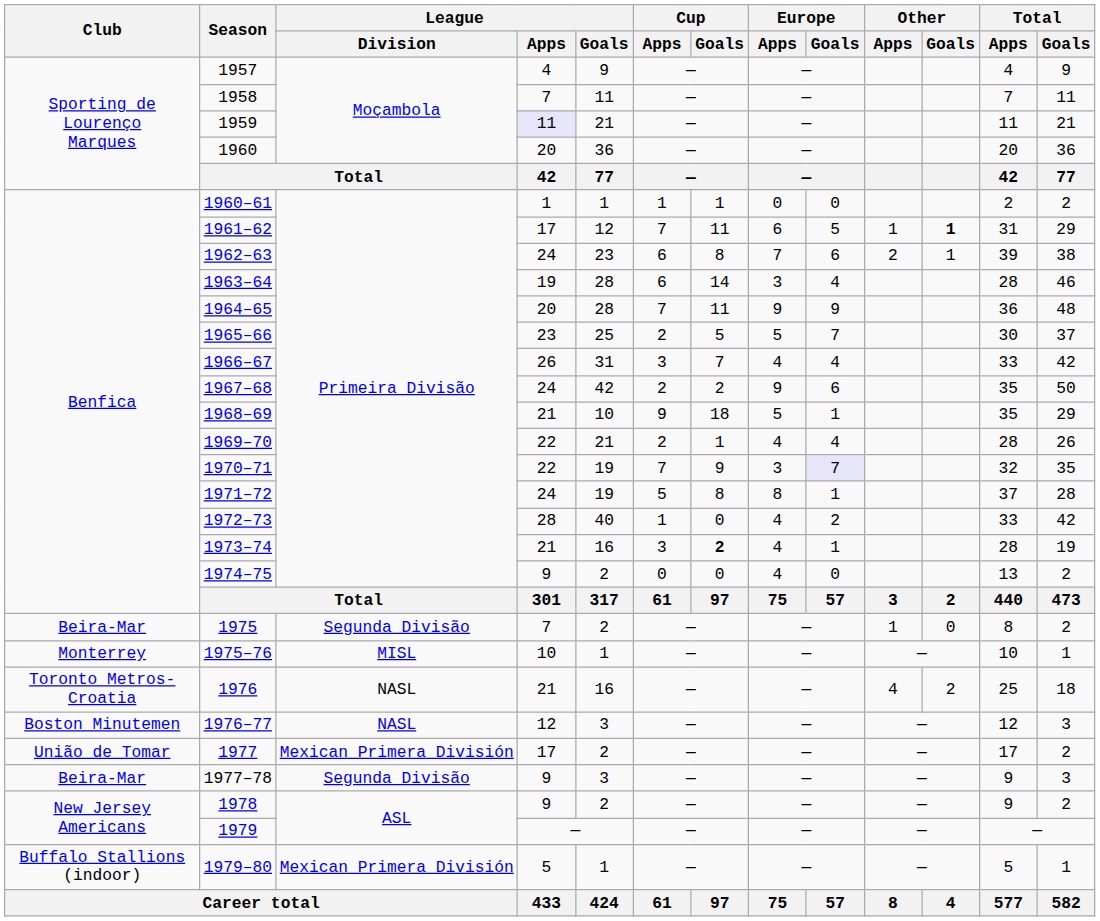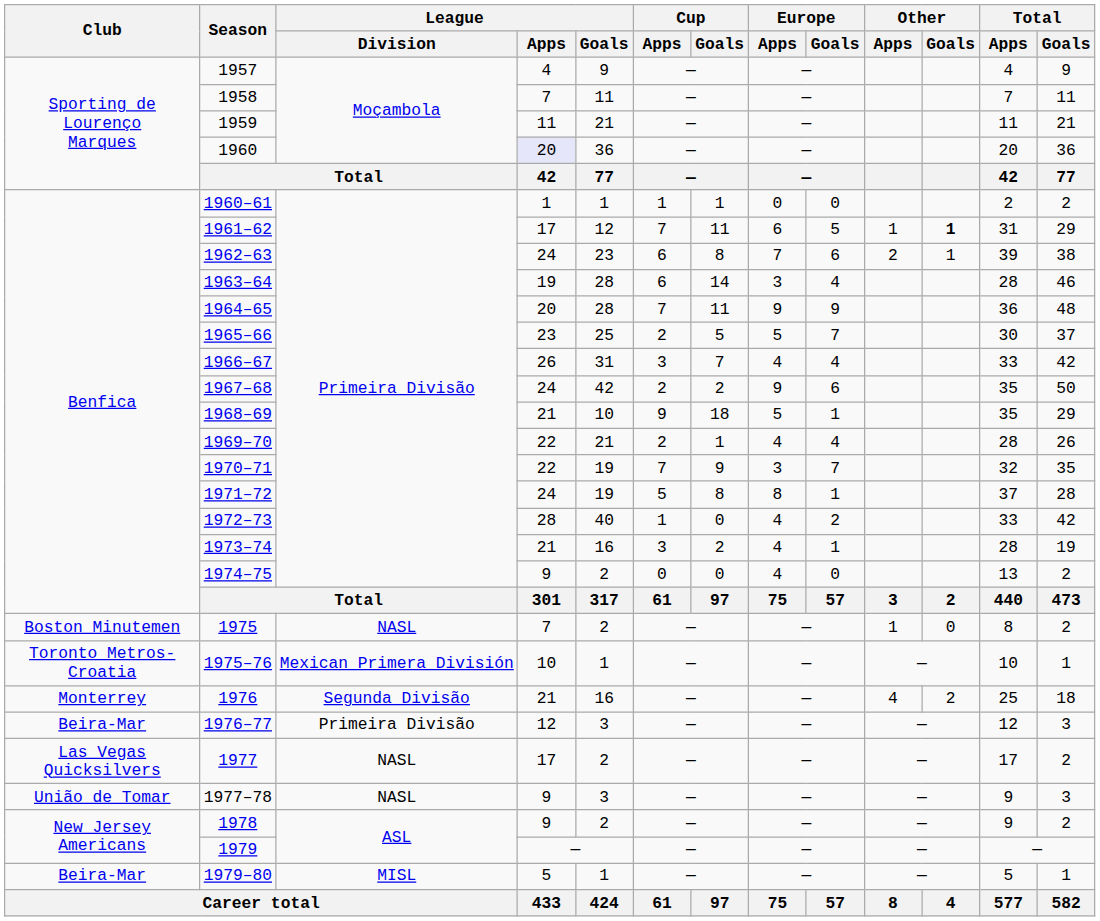(546, 124) lavender background -> (546, 124) no background
(546, 150) no background -> (546, 150) lavender background
(835, 468) lavender background -> (835, 468) no background
(720, 548) bold -> (720, 548) normal
(102, 627) Beira-Mar -> (102, 627) Boston Minutemen
(397, 627) Segunda Divisão -> (397, 627) NASL
(102, 653) Monterrey -> (102, 663) Toronto Metros-Croatia
(397, 653) MISL -> (397, 663) Mexican Primera División
(102, 689) Toronto Metros-Croatia -> (102, 699) Monterrey
(397, 689) NASL -> (397, 699) Segunda Divisão
(102, 725) Boston Minutemen -> (102, 725) Beira-Mar
(397, 725) NASL -> (397, 725) Primeira Divisão
(102, 752) União de Tomar -> (102, 761) Las Vegas Quicksilvers
(397, 752) Mexican Primera División -> (397, 761) NASL
(102, 778) Beira-Mar -> (102, 797) União de Tomar
(397, 778) Segunda Divisão -> (397, 797) NASL
(102, 867) Buffalo Stallions (indoor) -> (102, 876) Beira-Mar
(397, 867) Mexican Primera División -> (397, 876) MISL
